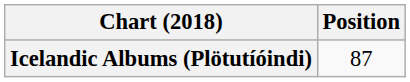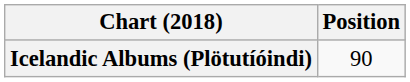(361, 58) 87 -> (361, 58) 90
